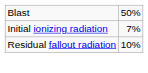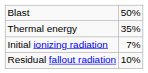+ row: (42, 29)
